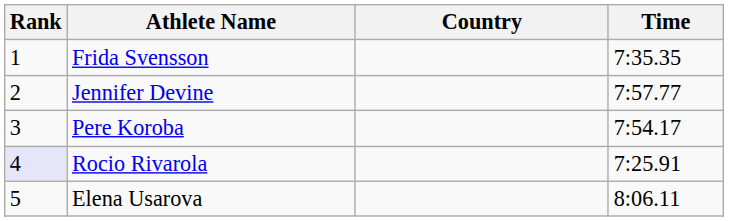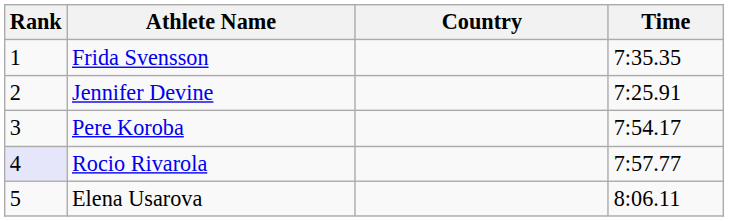(647, 92) 7:57.77 -> (647, 92) 7:25.91
(647, 163) 7:25.91 -> (647, 163) 7:57.77
